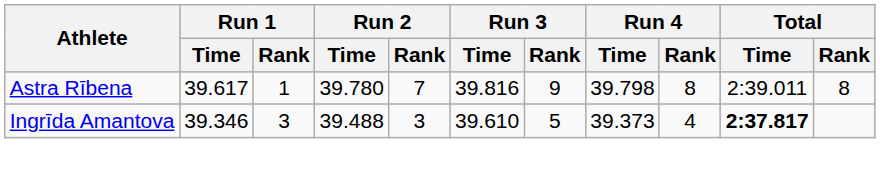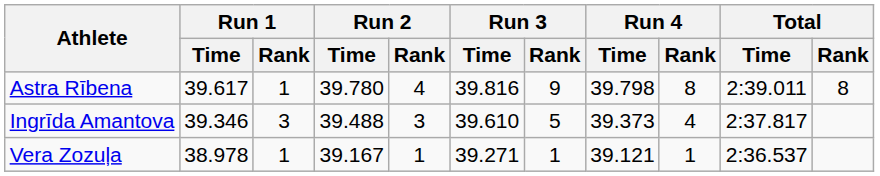(419, 88) 7 -> (419, 88) 4
(767, 121) bold -> (767, 121) normal
+ row: (66, 155)
